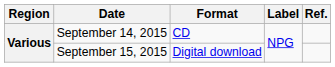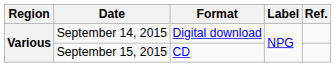(181, 33) CD -> (217, 33) Digital download
(217, 52) Digital download -> (181, 52) CD
